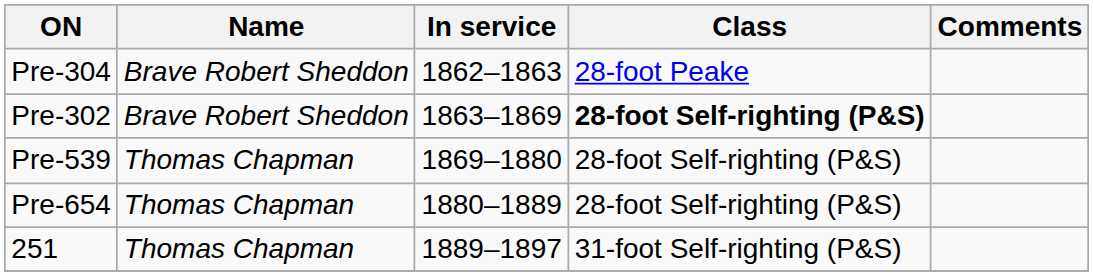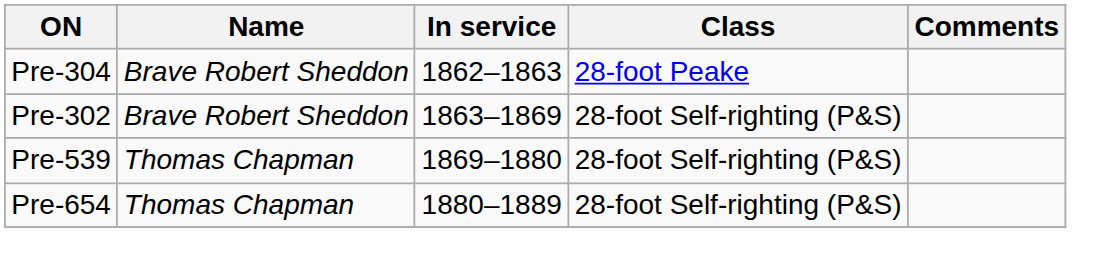(750, 115) bold -> (738, 115) normal
- row: (35, 248)
